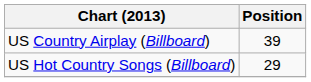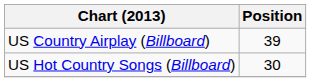(272, 64) 29 -> (272, 64) 30
